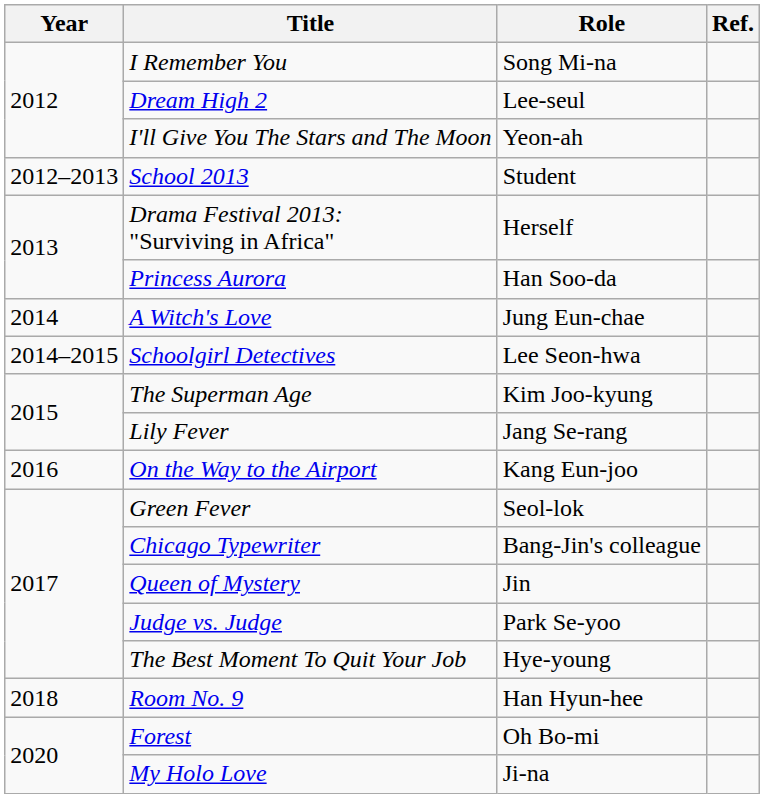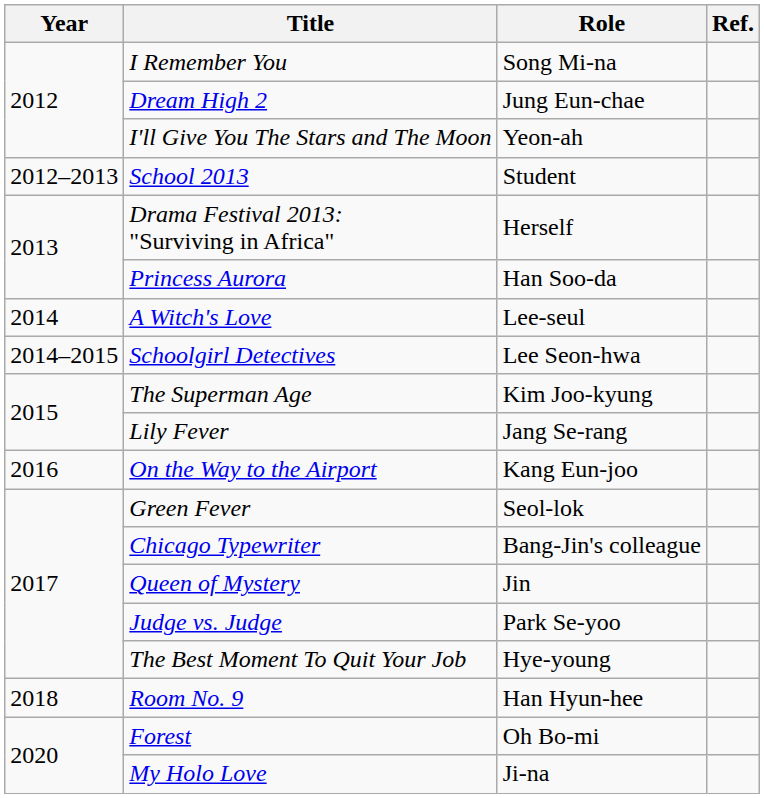(544, 99) Lee-seul -> (574, 99) Jung Eun-chae
(574, 316) Jung Eun-chae -> (544, 316) Lee-seul
